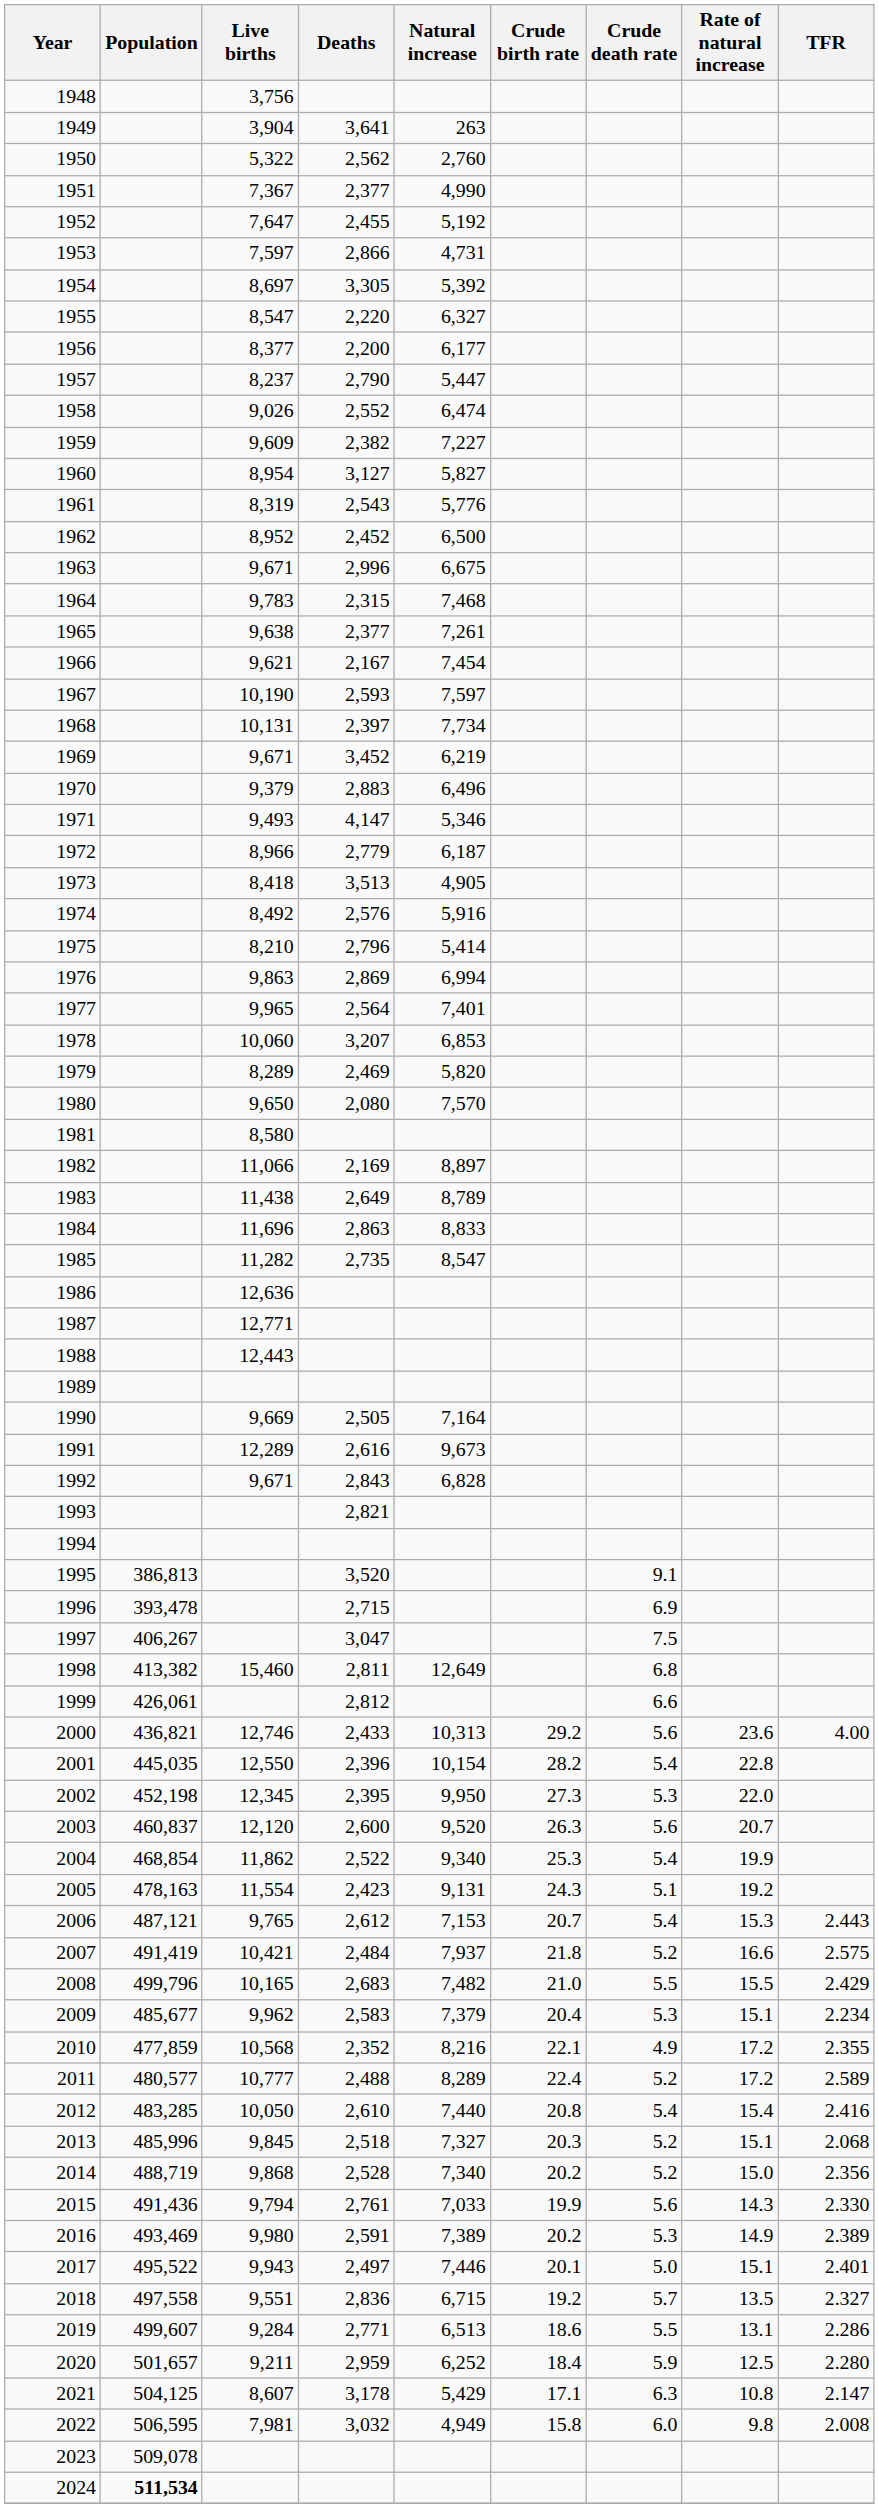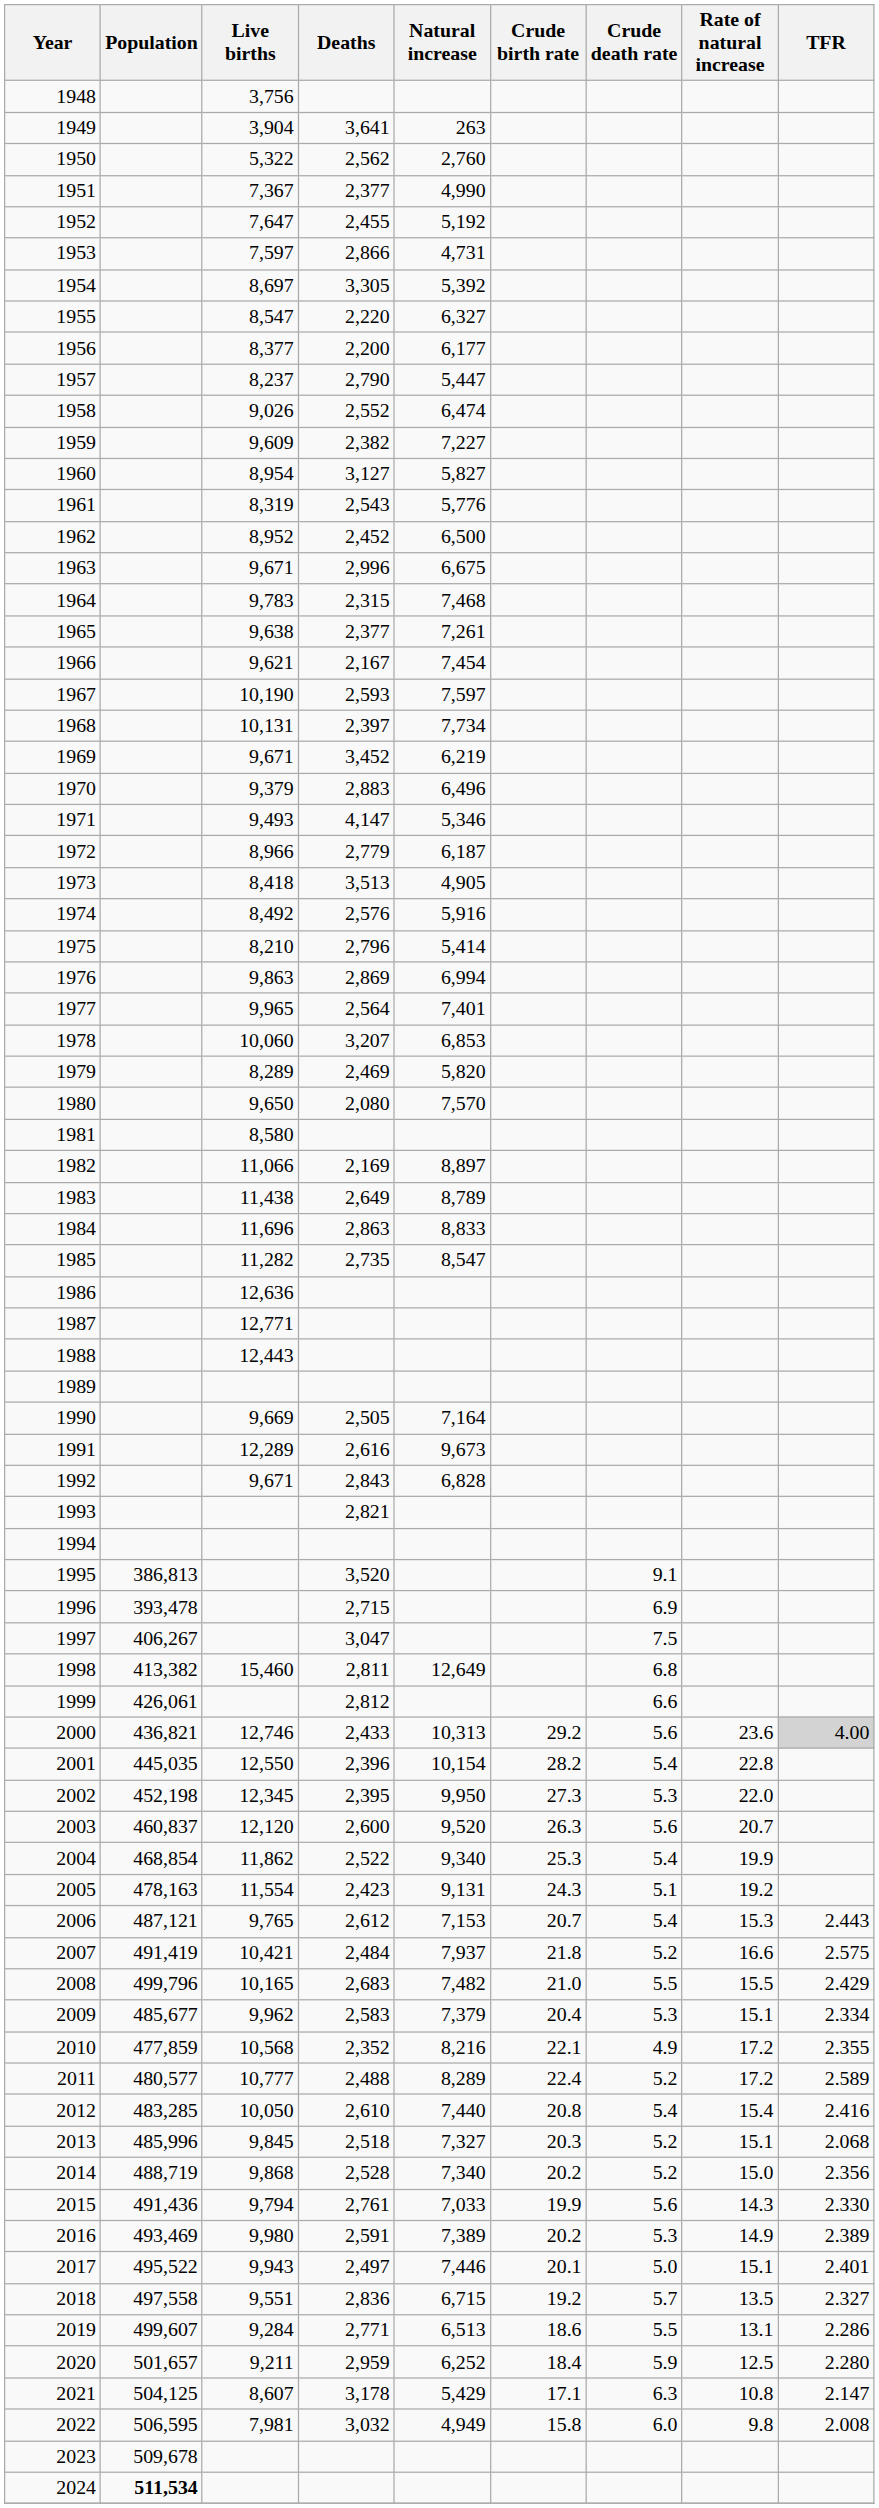(852, 1732) no background -> (852, 1732) lightgrey background
(847, 2015) 2.234 -> (847, 2015) 2.334
(166, 2456) 509,078 -> (166, 2456) 509,678
